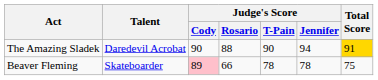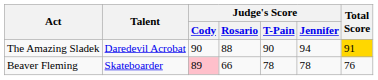(349, 65) 75 -> (349, 65) 76
